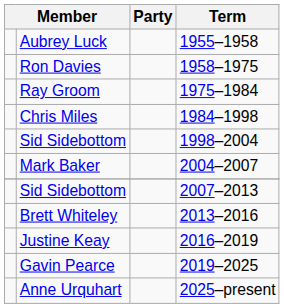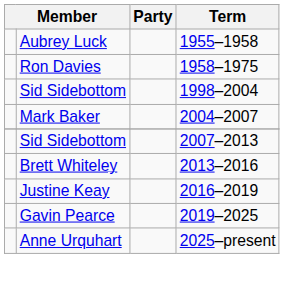- row: (60, 91)
- row: (58, 116)
